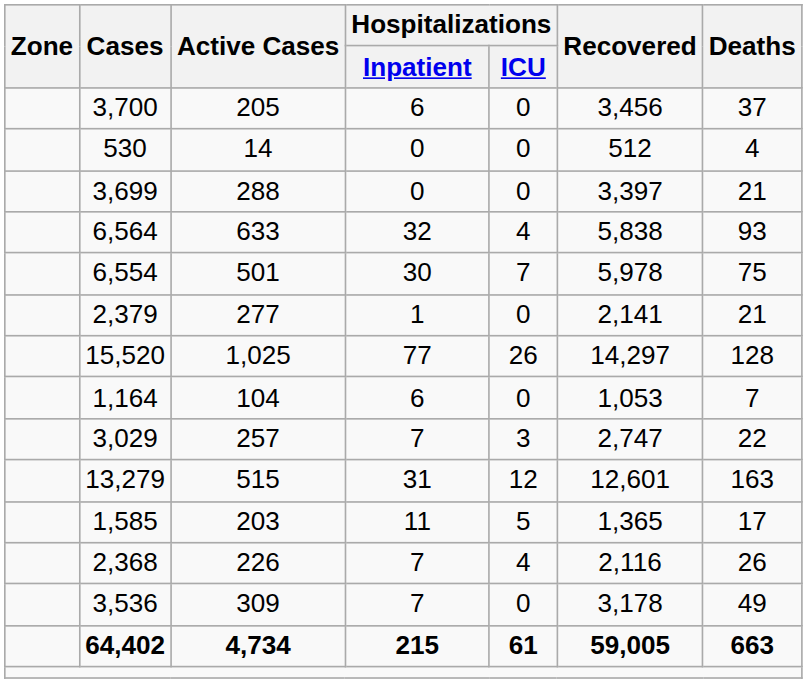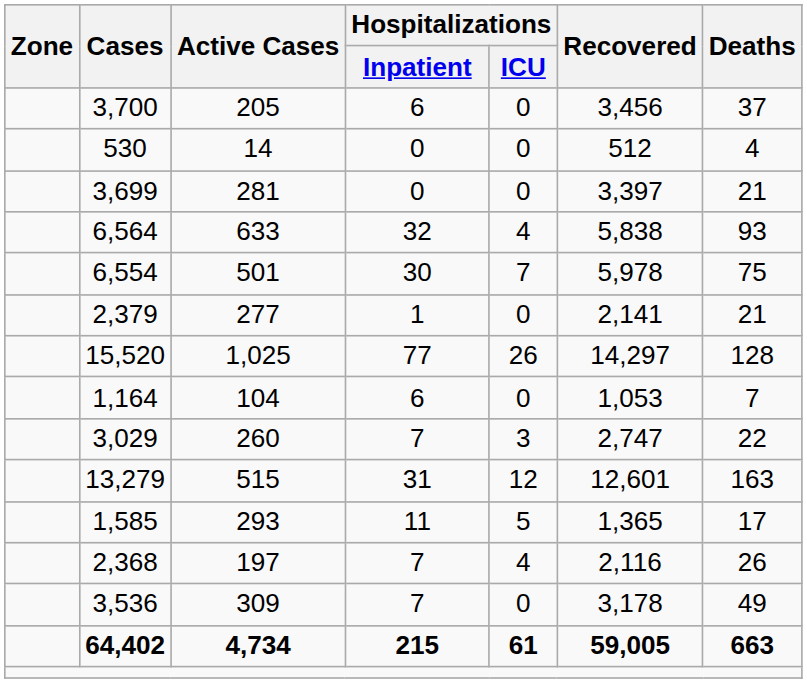(258, 190) 288 -> (258, 190) 281
(258, 438) 257 -> (258, 438) 260
(258, 521) 203 -> (258, 521) 293
(258, 562) 226 -> (258, 562) 197
